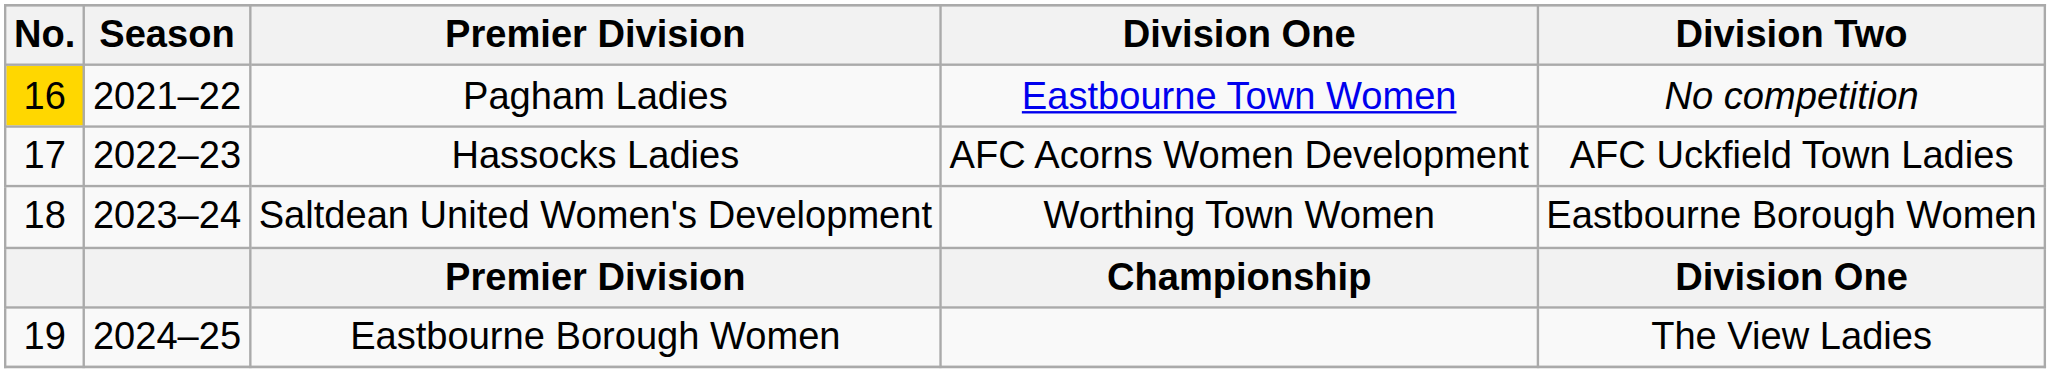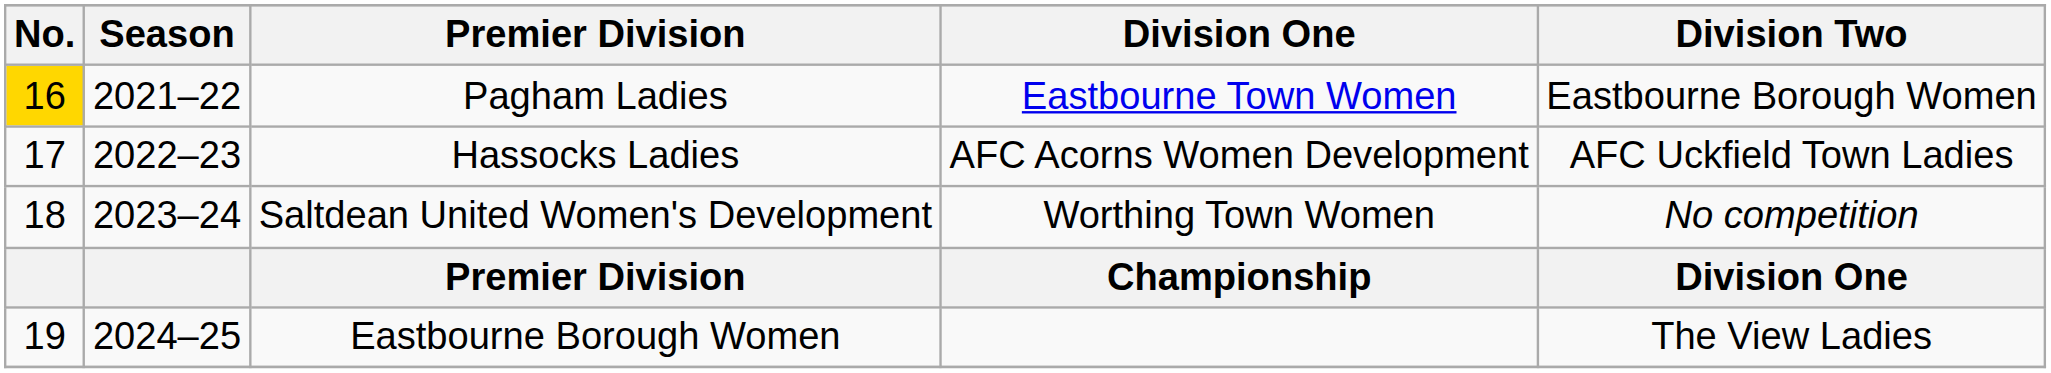(1792, 95) No competition -> (1792, 95) Eastbourne Borough Women
(1792, 215) Eastbourne Borough Women -> (1792, 215) No competition
